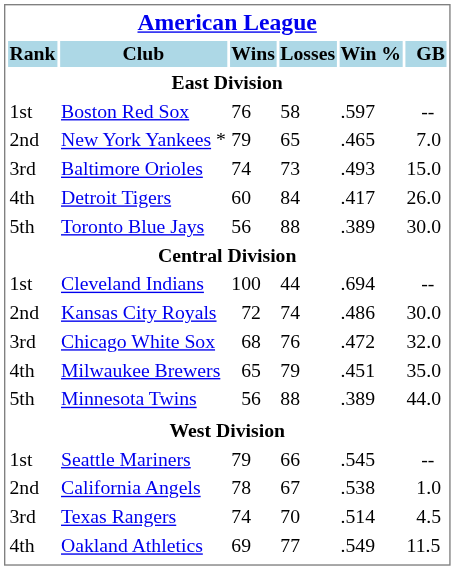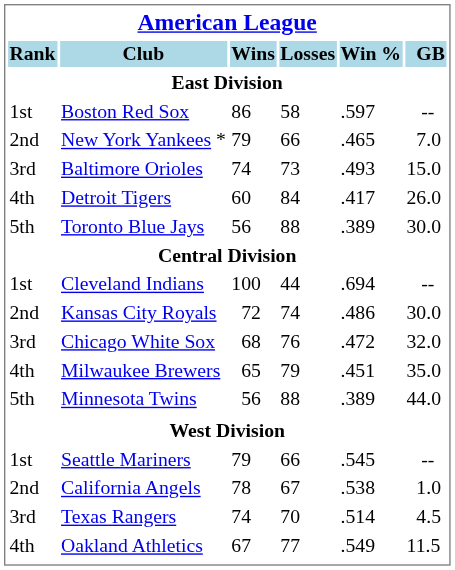(241, 111) 76 -> (241, 111) 86
(290, 140) 65 -> (290, 140) 66
(241, 545) 69 -> (241, 545) 67
